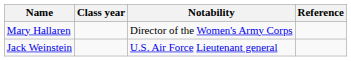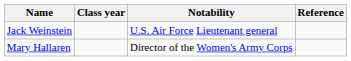rows swapped: (39, 30) <-> (39, 47)
